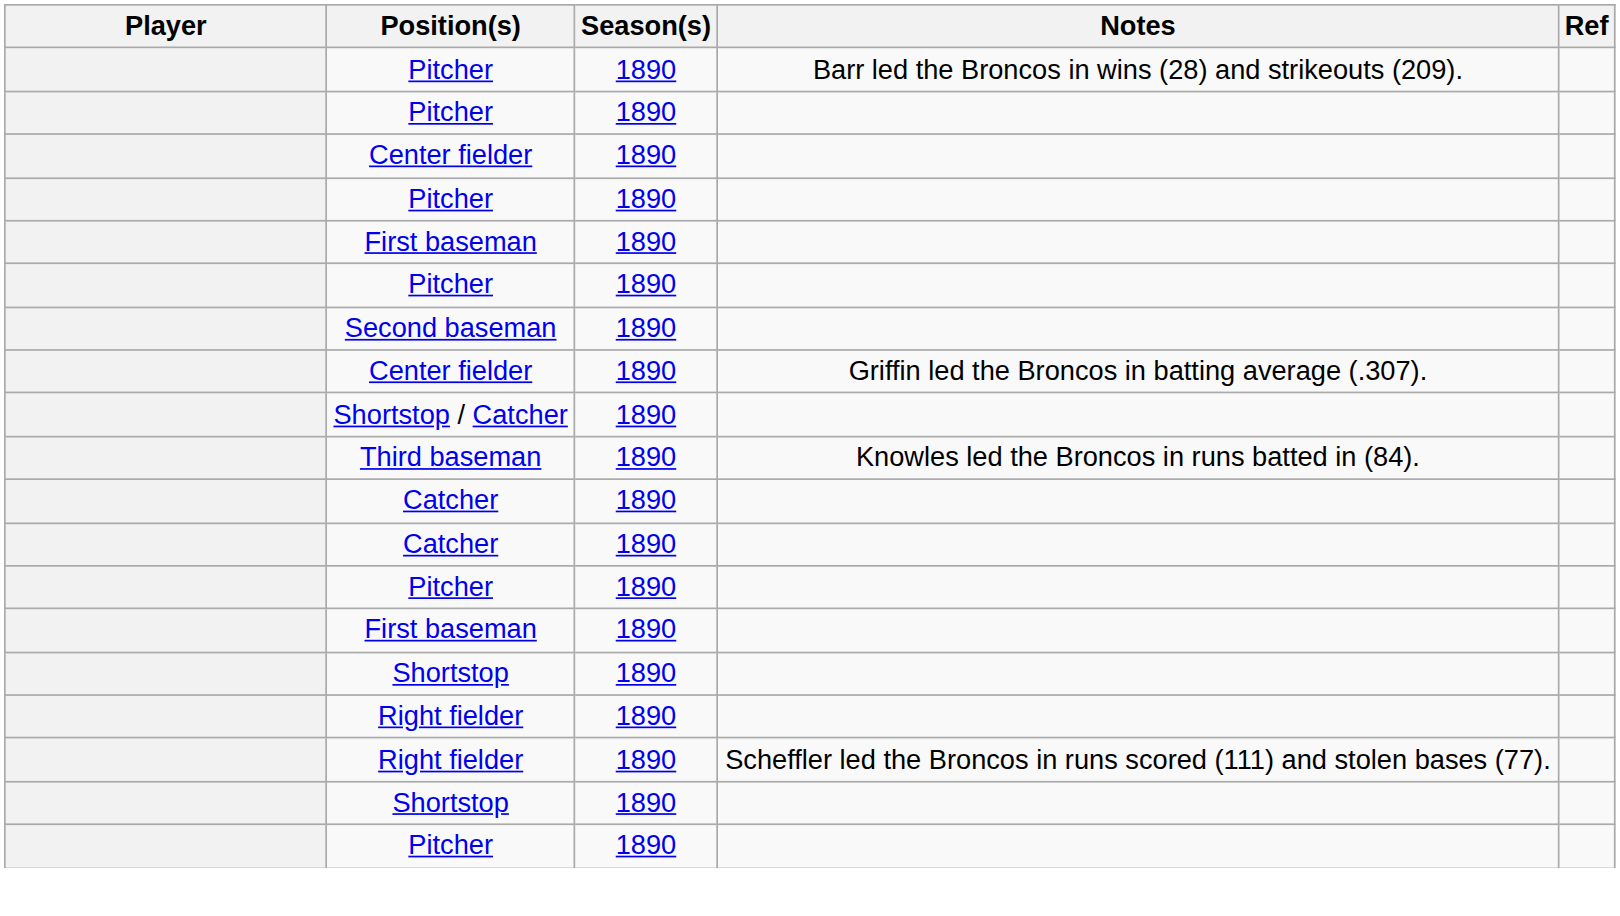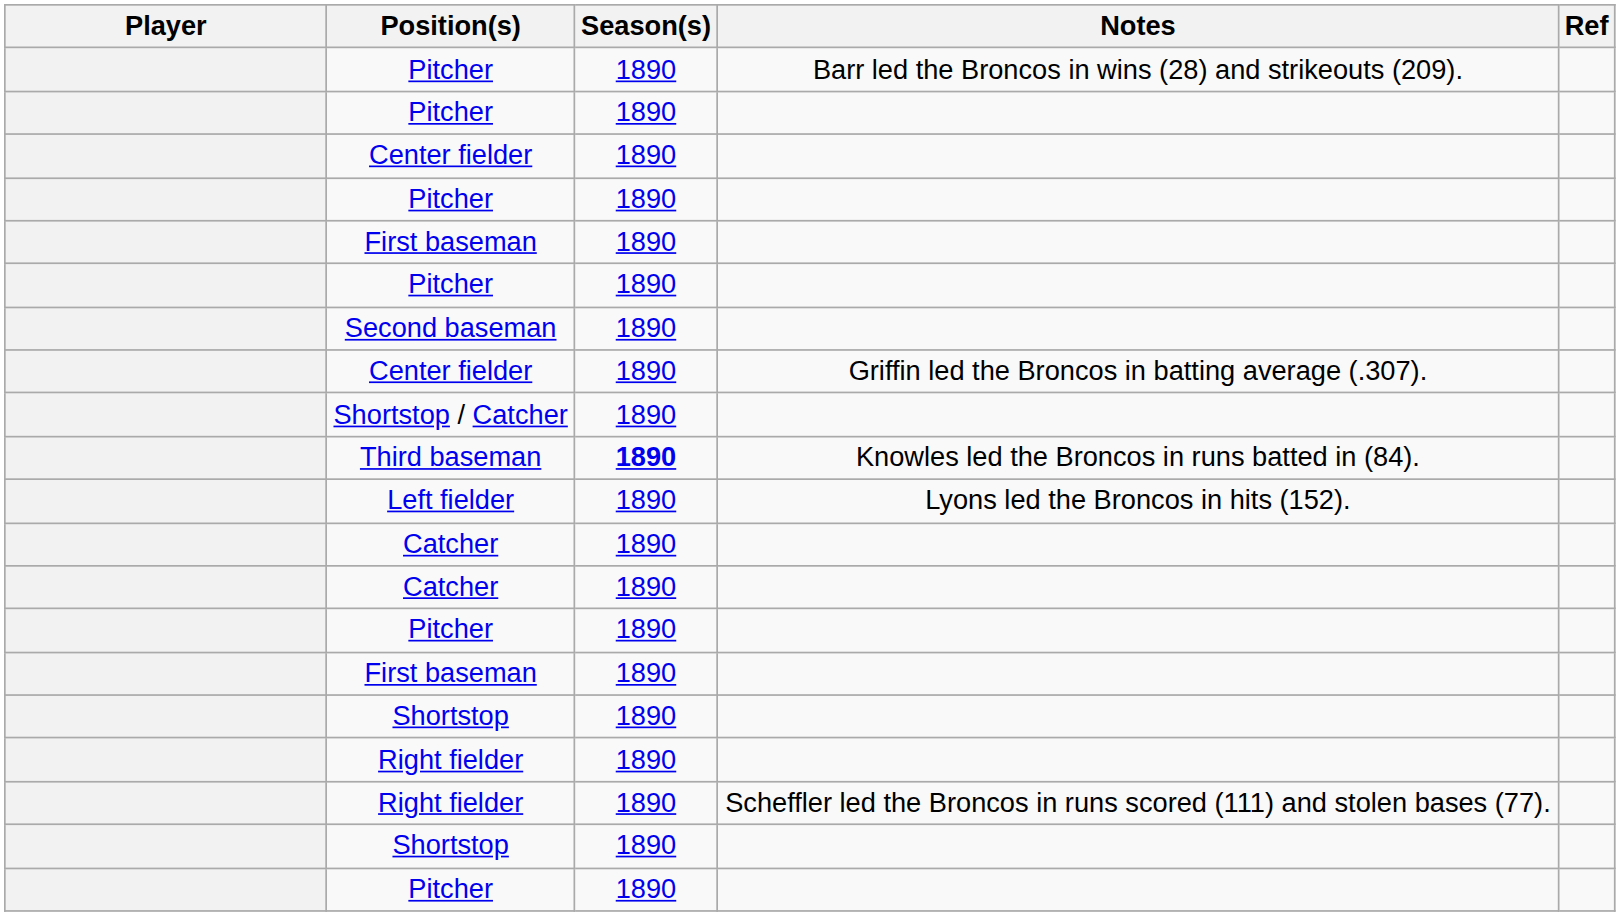(646, 457) normal -> (646, 457) bold
+ row: (451, 500)
